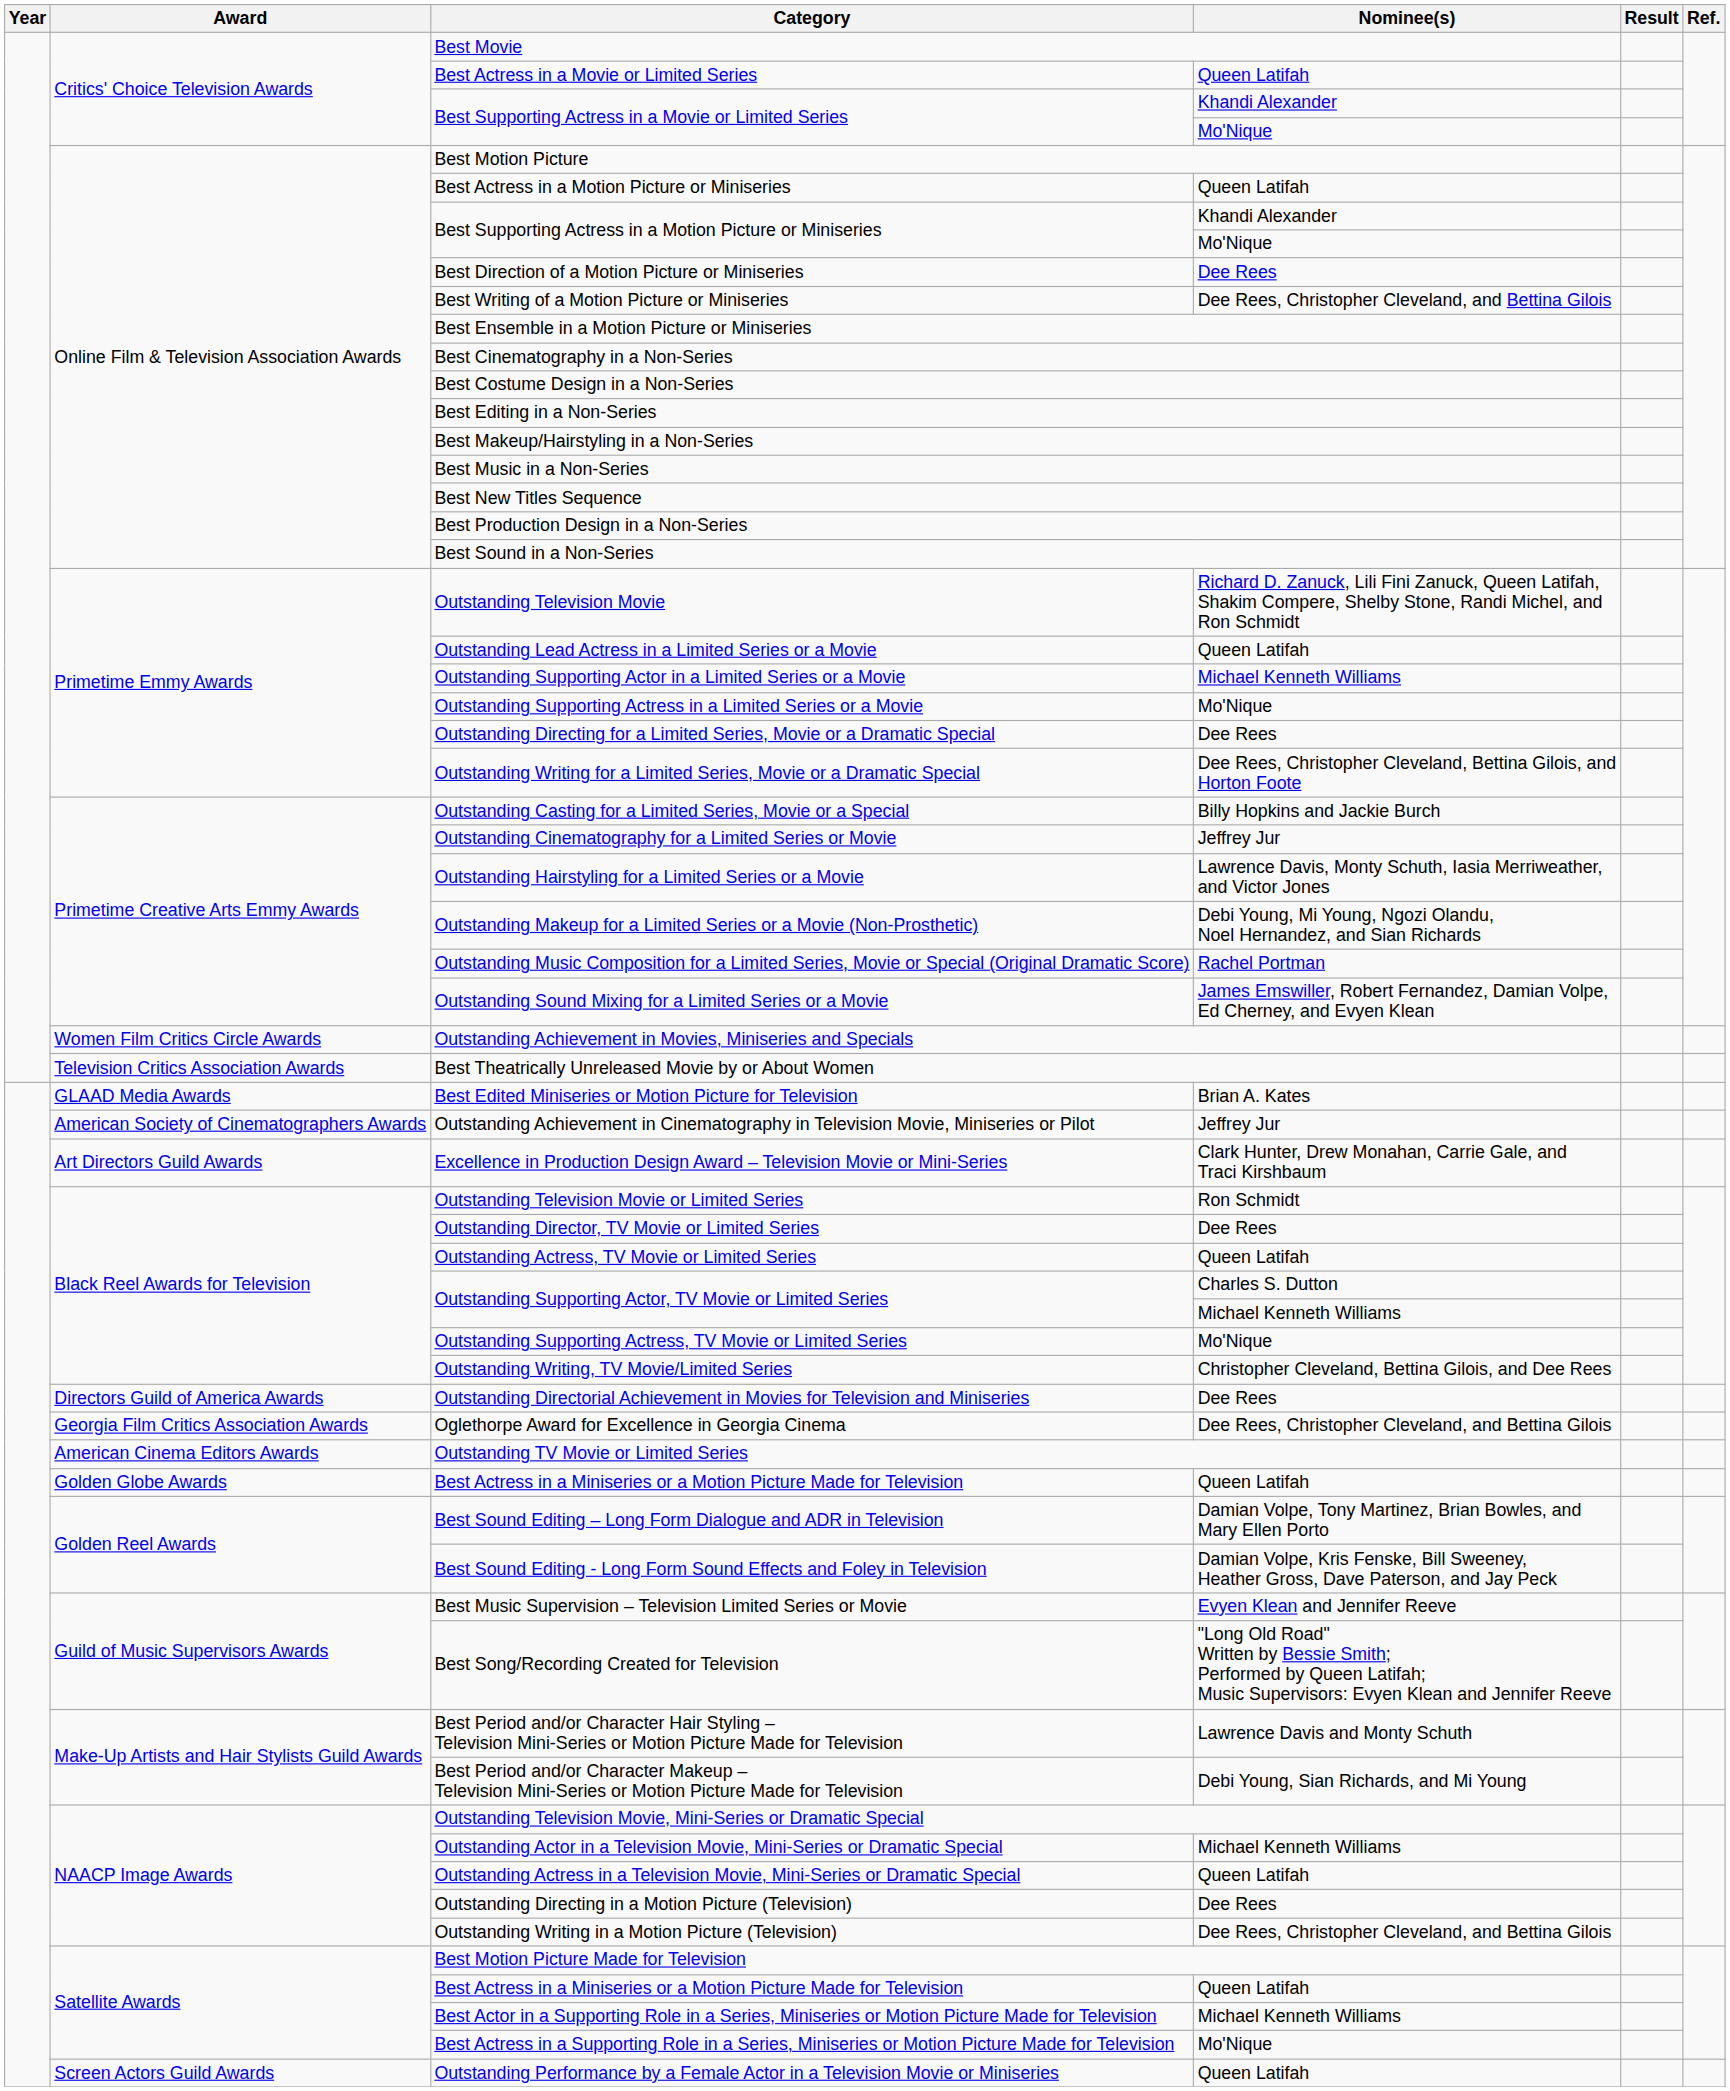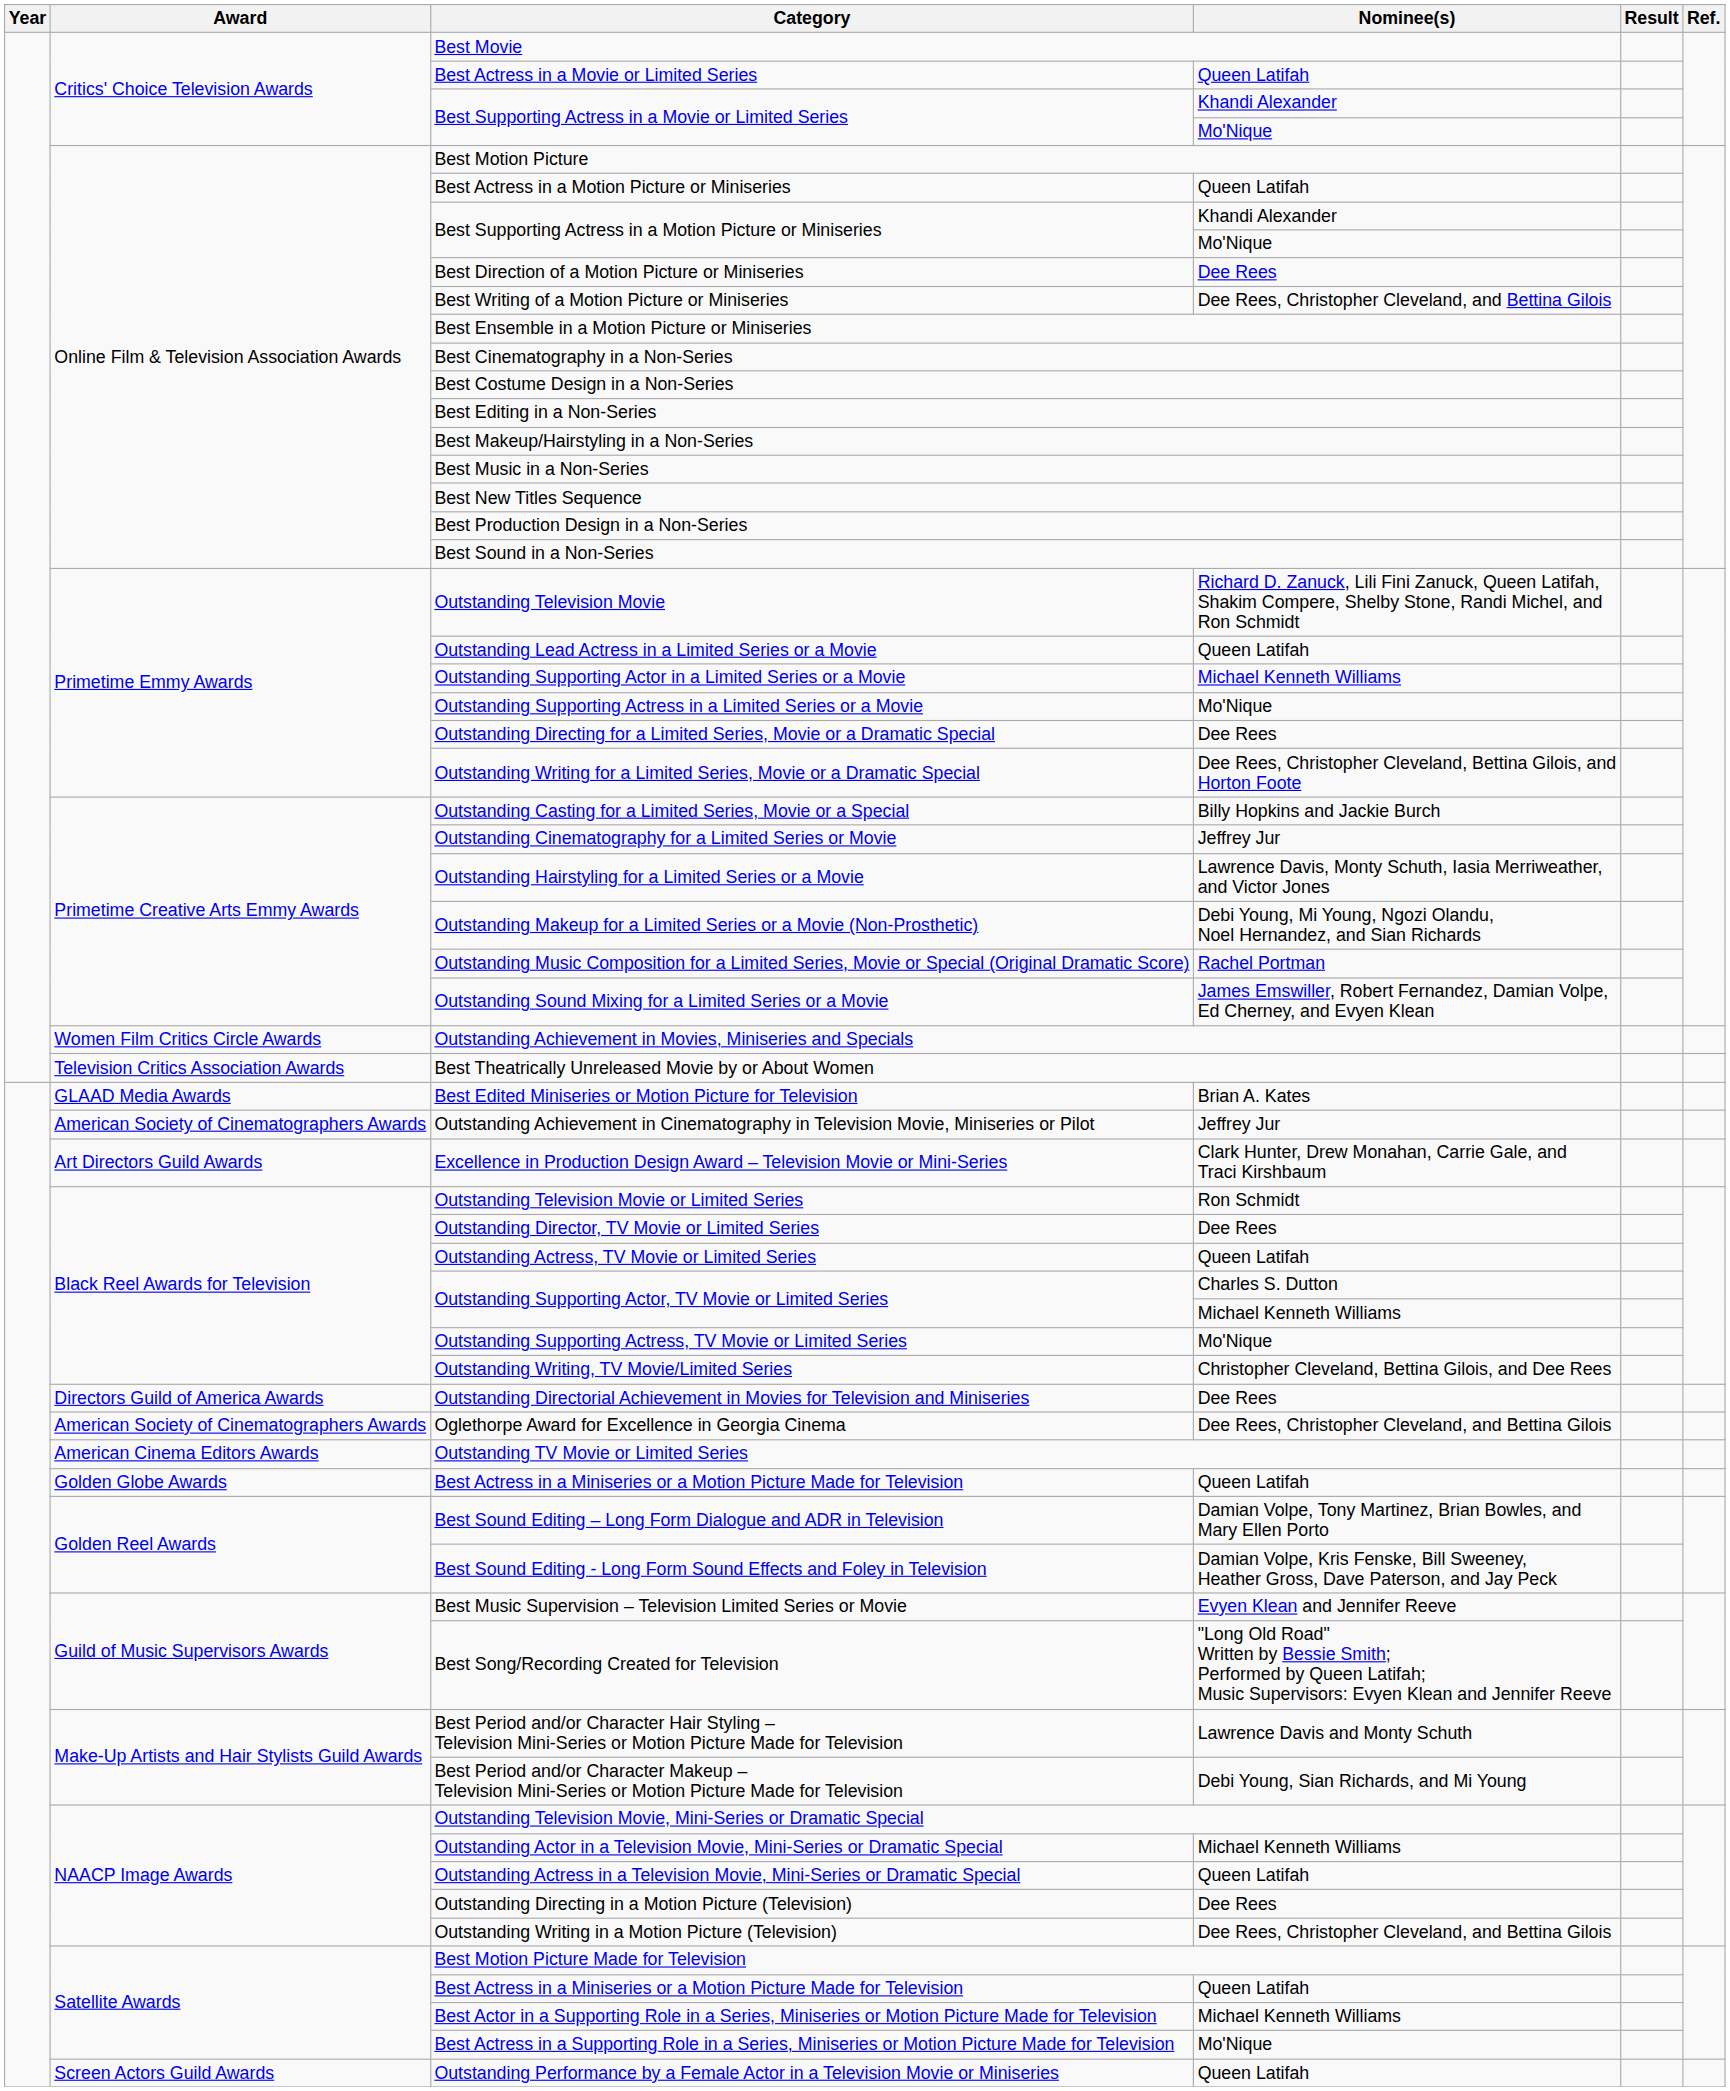(211, 1425) Georgia Film Critics Association Awards -> (240, 1425) American Society of Cinematographers Awards
